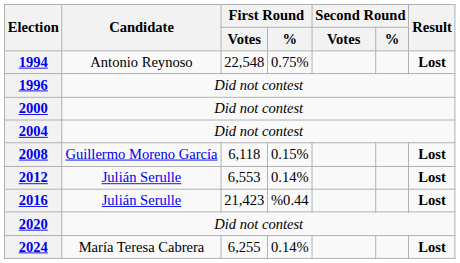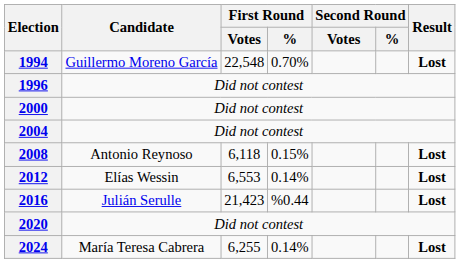(141, 62) Antonio Reynoso -> (141, 62) Guillermo Moreno García
(290, 62) 0.75% -> (290, 62) 0.70%
(141, 154) Guillermo Moreno García -> (141, 154) Antonio Reynoso
(141, 177) Julián Serulle -> (141, 177) Elías Wessin
